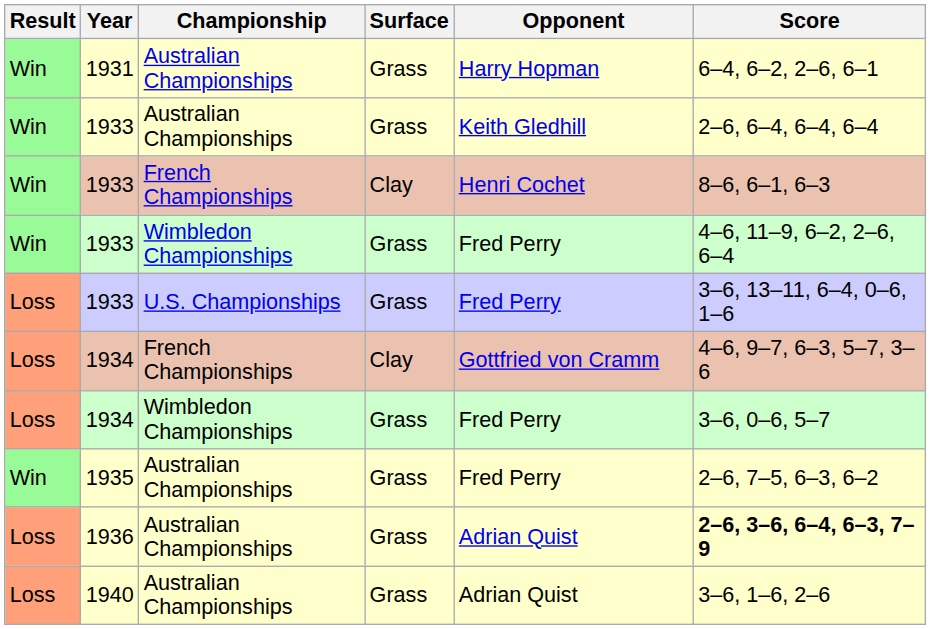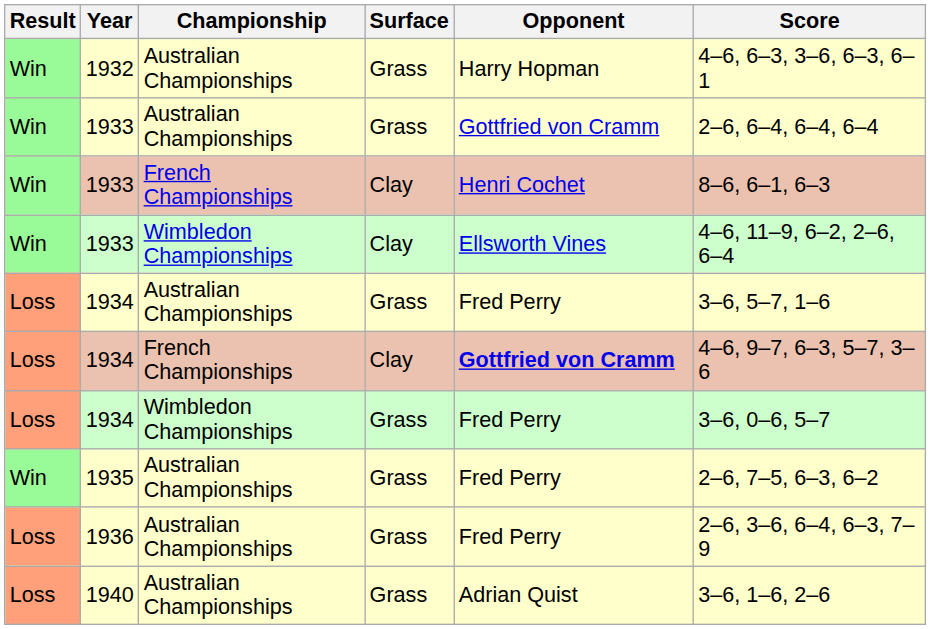- row: (110, 68)
+ row: (110, 68)
(522, 126) Keith Gledhill -> (559, 126) Gottfried von Cramm
(398, 243) Grass -> (391, 243) Clay
(510, 243) Fred Perry -> (532, 243) Ellsworth Vines
- row: (110, 302)
+ row: (110, 302)
(559, 360) normal -> (567, 360) bold
(518, 536) Adrian Quist -> (510, 536) Fred Perry
(806, 536) bold -> (806, 536) normal
